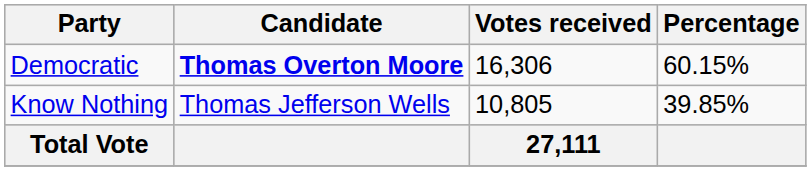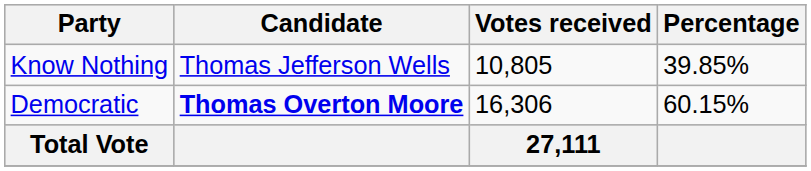rows swapped: (75, 64) <-> (89, 104)
